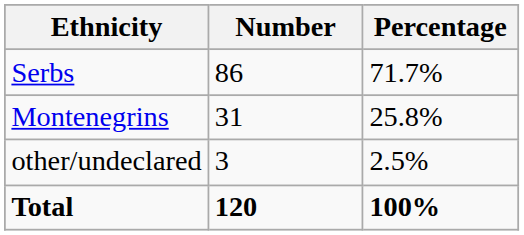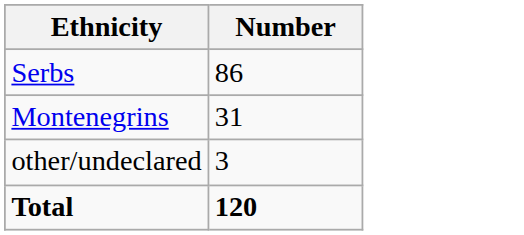- column: (440, 26)
